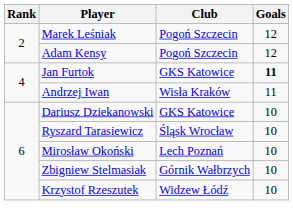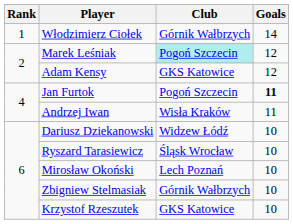+ row: (92, 33)
(198, 33) no background -> (198, 53) paleturquoise background
(198, 53) Pogoń Szczecin -> (197, 72) GKS Katowice
(197, 72) GKS Katowice -> (198, 92) Pogoń Szczecin
(197, 111) GKS Katowice -> (194, 131) Widzew Łódź
(194, 190) Widzew Łódź -> (197, 209) GKS Katowice
